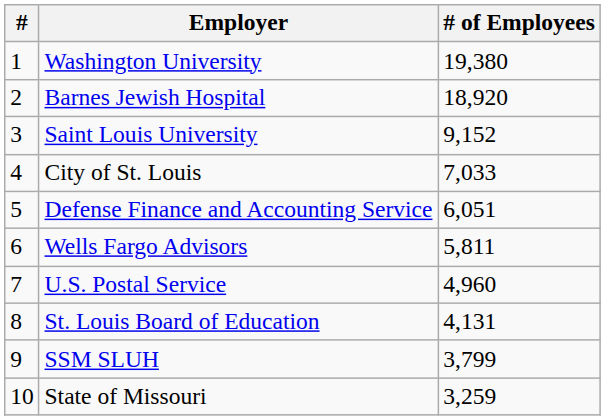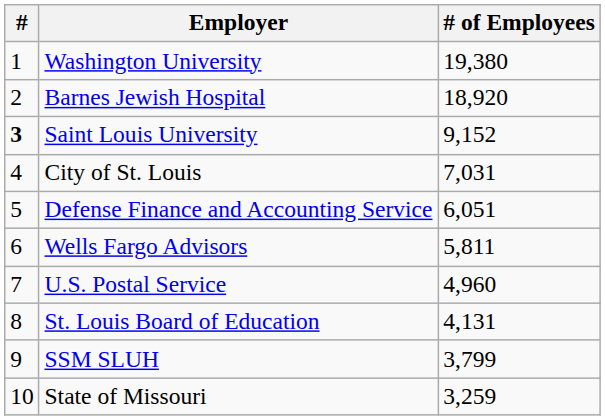(16, 135) normal -> (16, 135) bold
(470, 172) 7,033 -> (470, 172) 7,031
